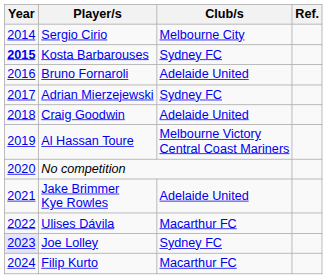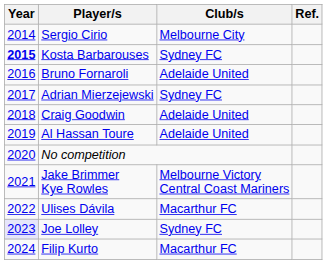(224, 141) Melbourne Victory Central Coast Mariners -> (204, 134) Adelaide United
(204, 196) Adelaide United -> (224, 182) Melbourne Victory Central Coast Mariners
